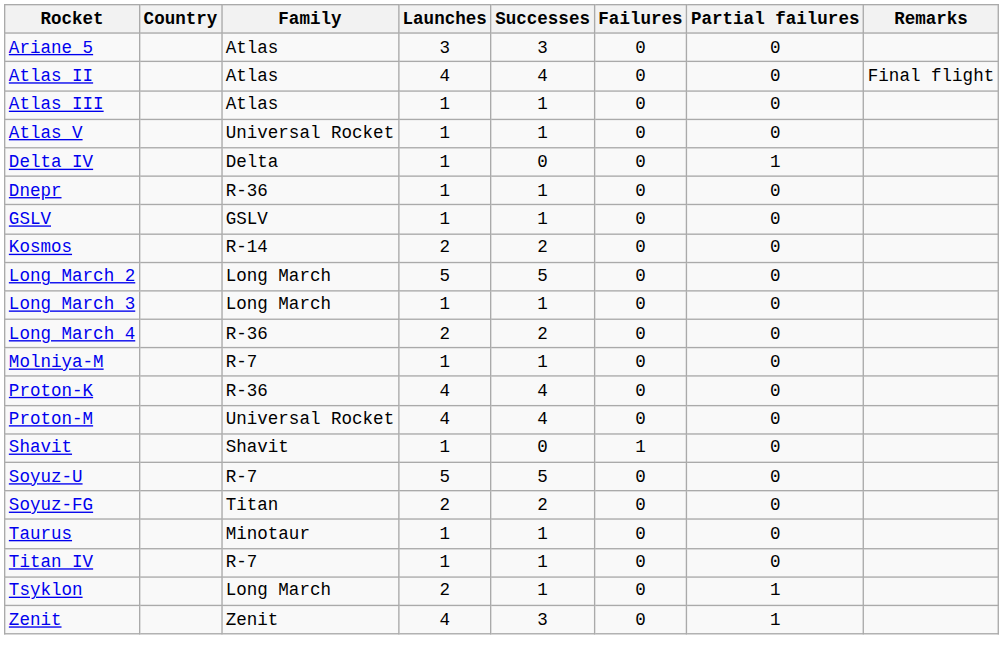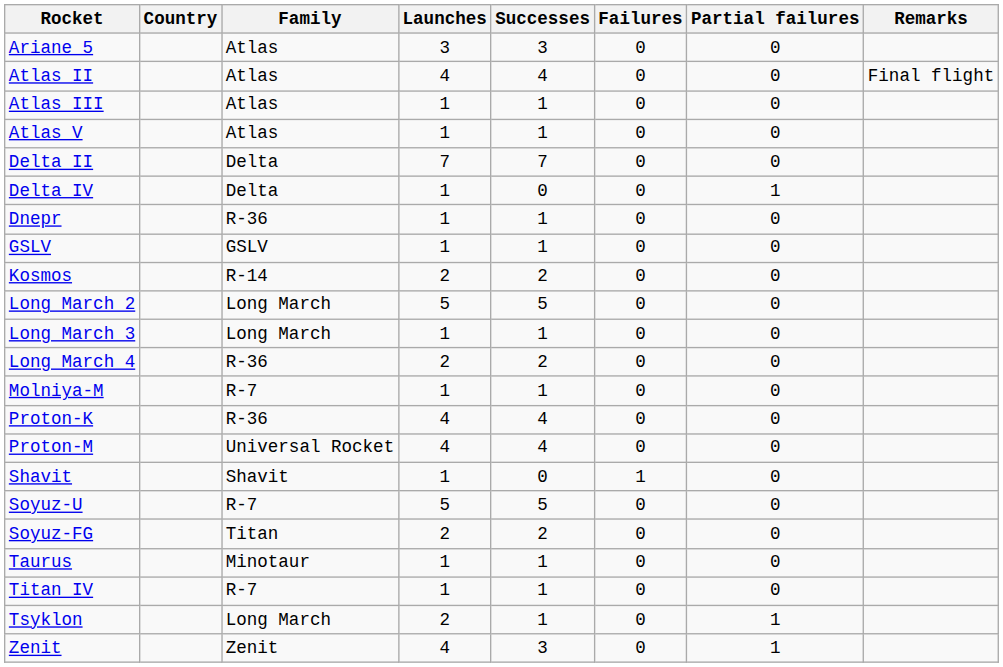(310, 133) Universal Rocket -> (252, 133) Atlas
+ row: (51, 162)
